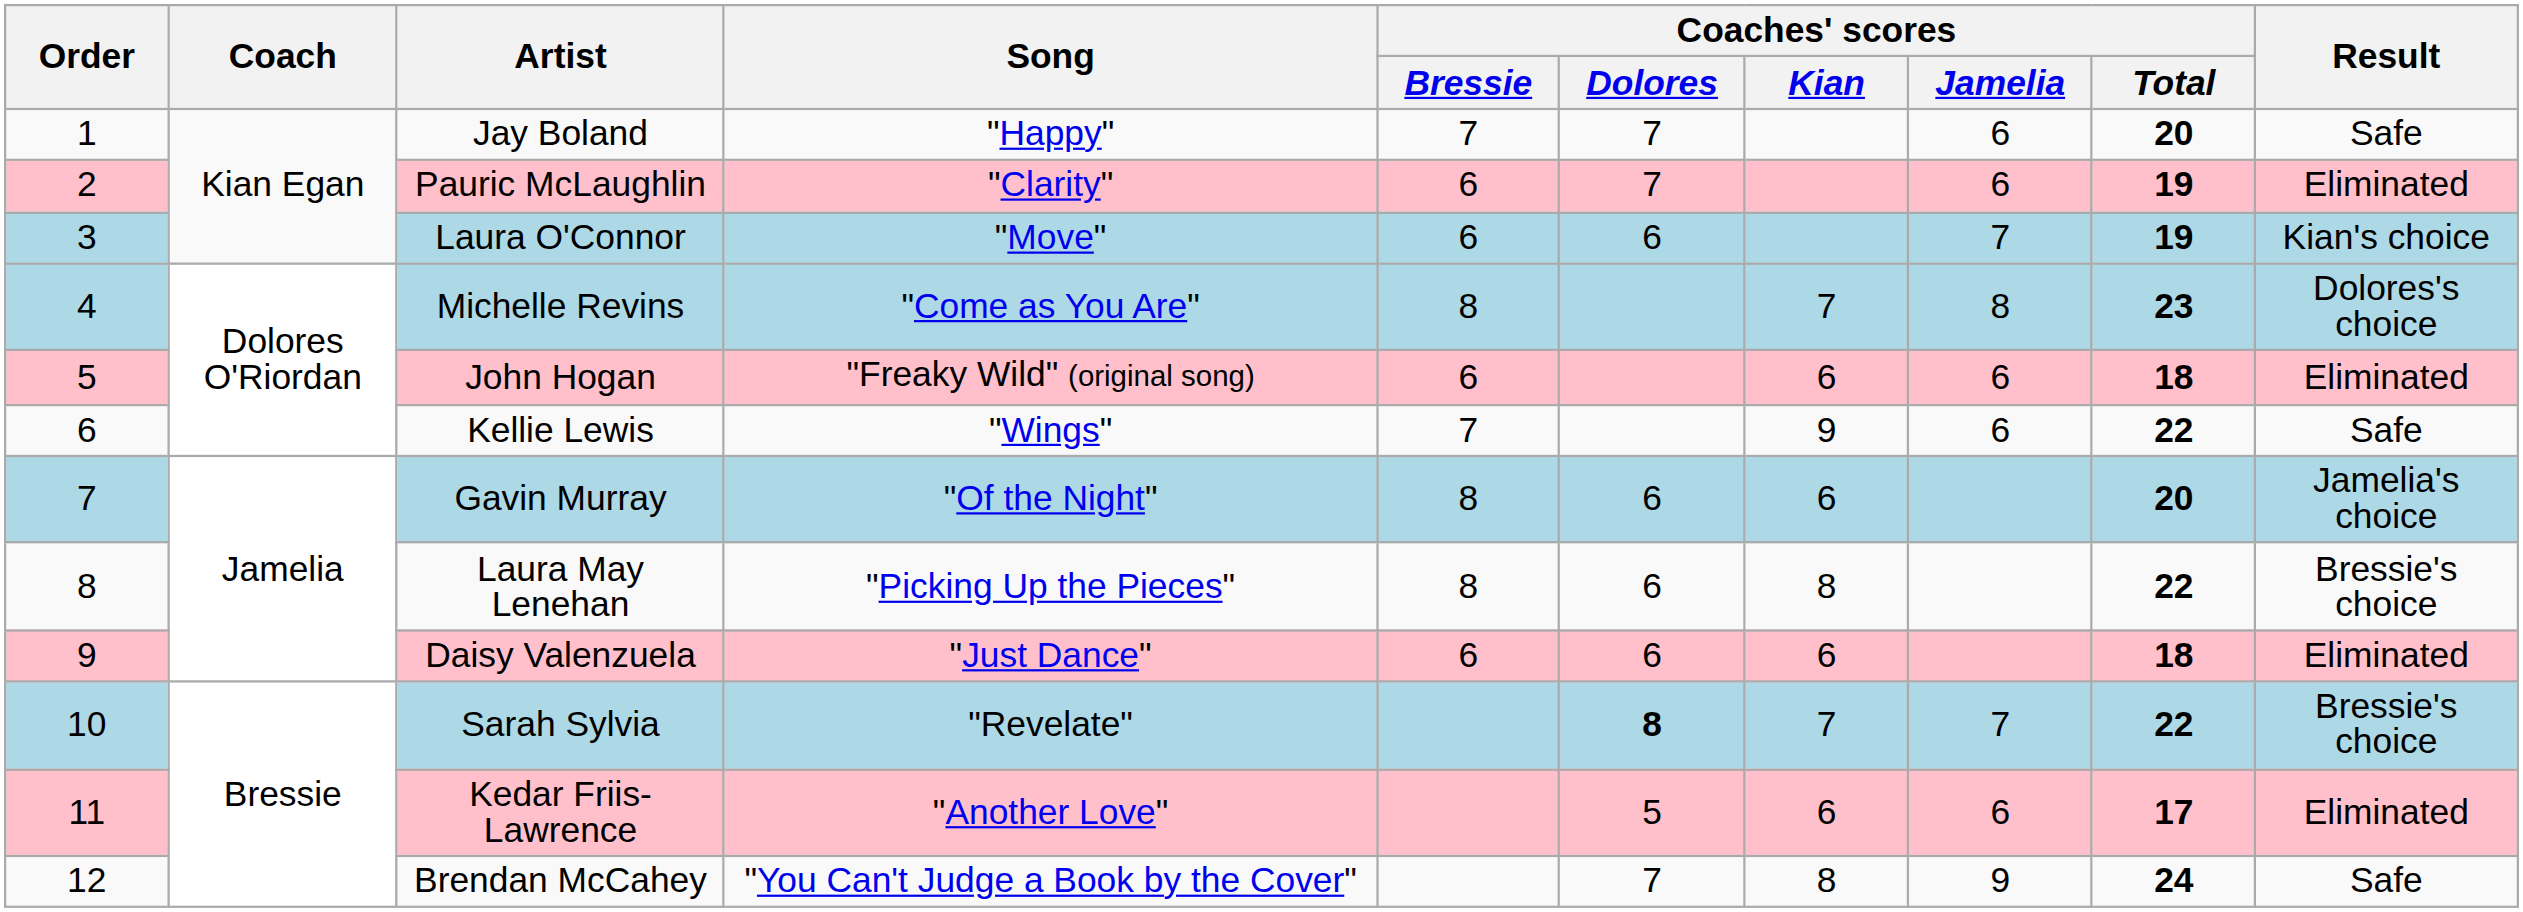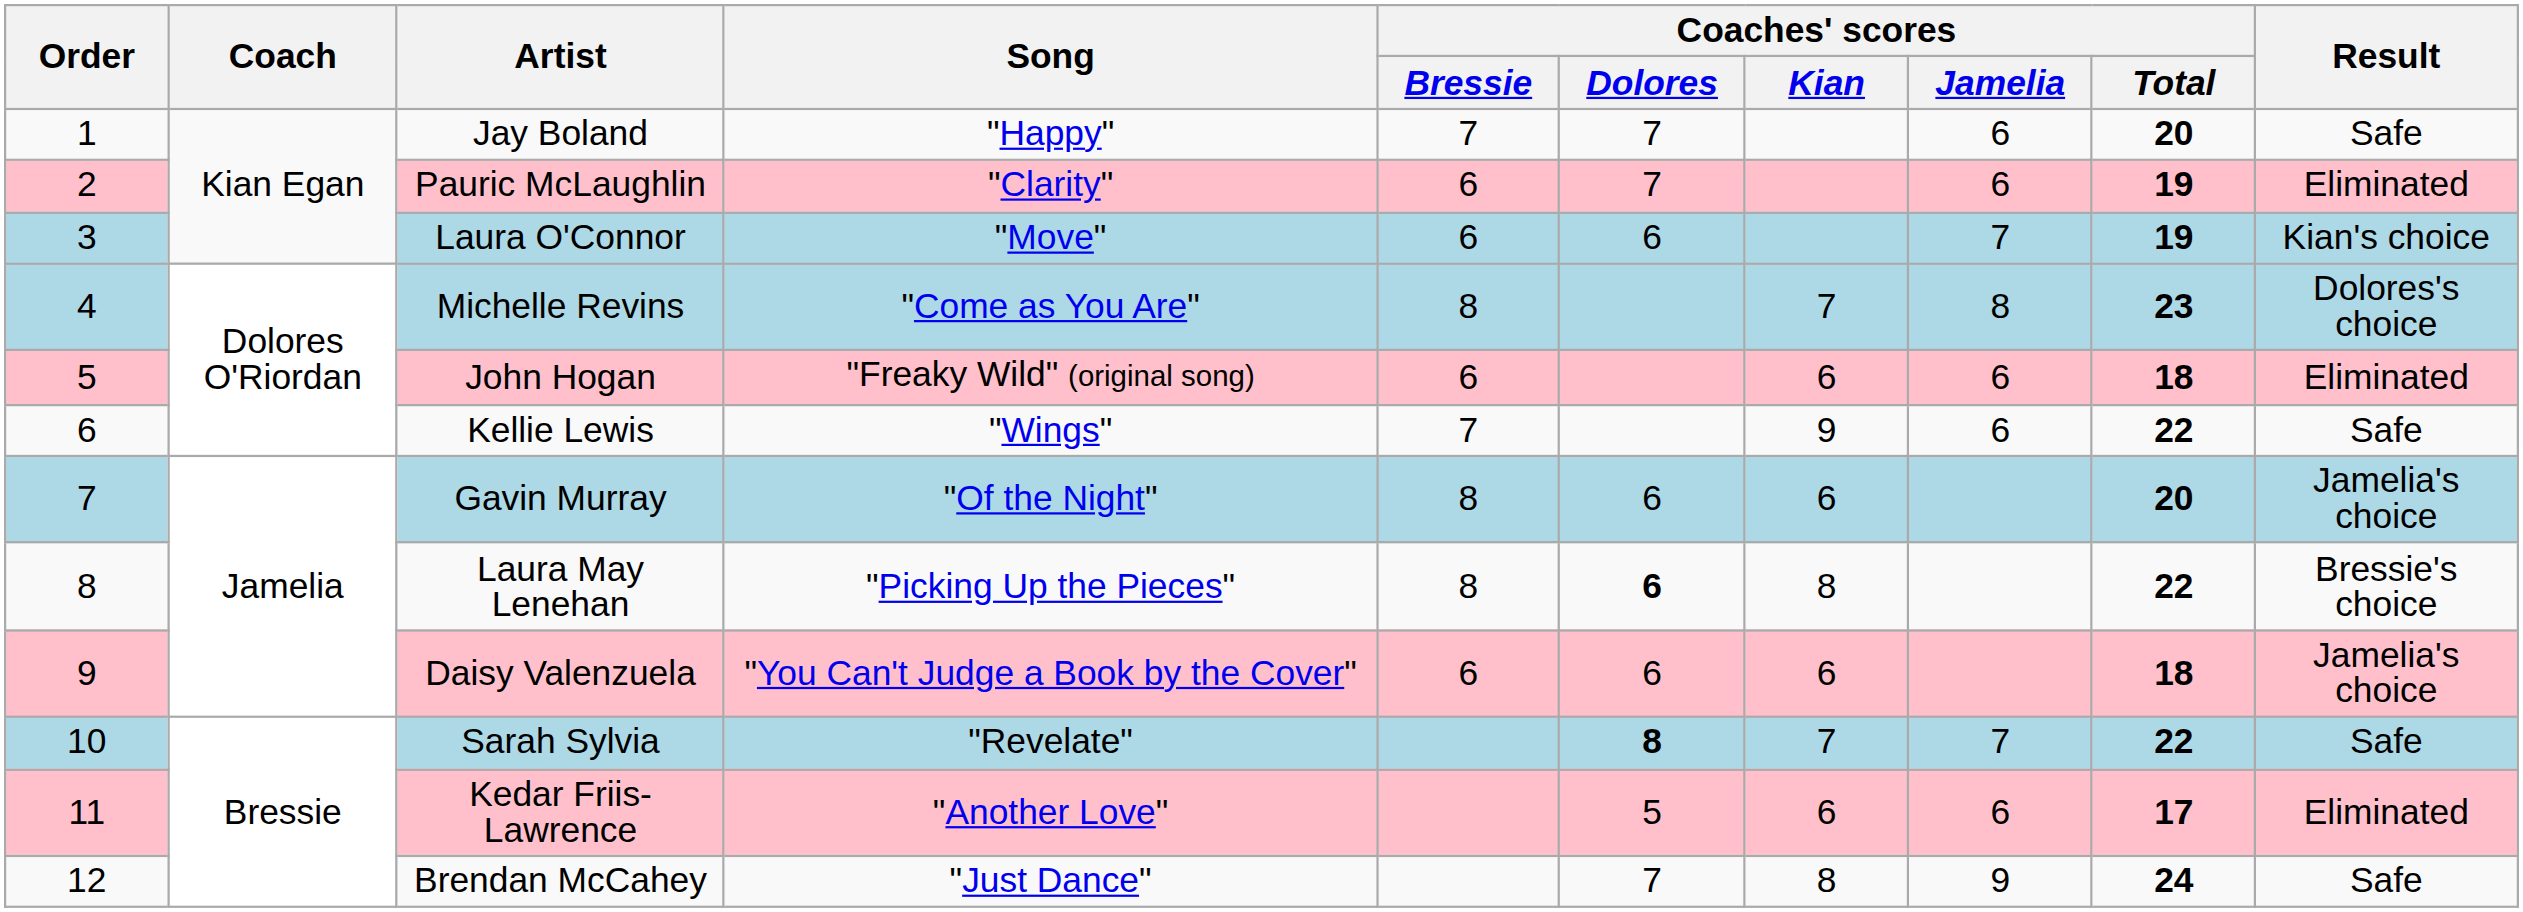(1652, 585) normal -> (1652, 585) bold
(1051, 655) "Just Dance" -> (1051, 672) "You Can't Judge a Book by the Cover"
(2386, 655) Eliminated -> (2386, 672) Jamelia's choice
(2386, 724) Bressie's choice -> (2386, 742) Safe
(1051, 880) "You Can't Judge a Book by the Cover" -> (1051, 880) "Just Dance"
